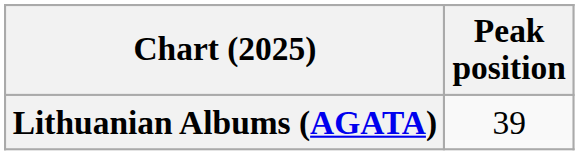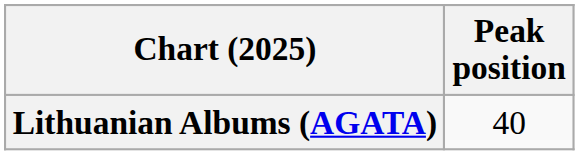(509, 121) 39 -> (509, 121) 40
